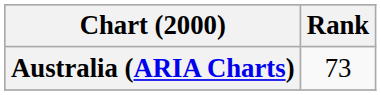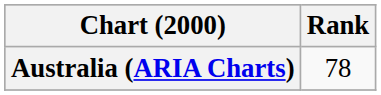(338, 68) 73 -> (338, 68) 78
